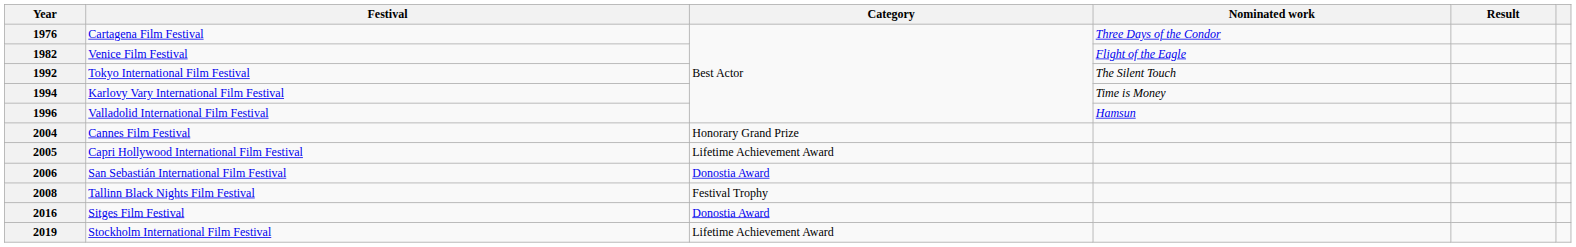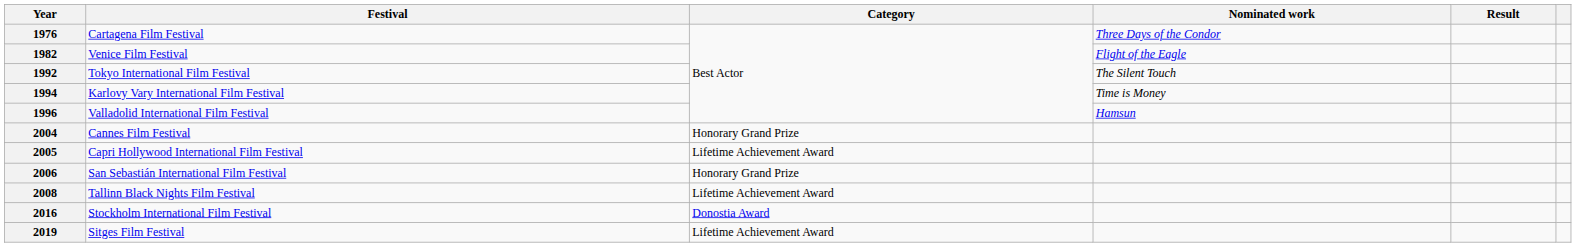(731, 172) Donostia Award -> (746, 172) Honorary Grand Prize
(730, 192) Festival Trophy -> (763, 192) Lifetime Achievement Award
(136, 212) Sitges Film Festival -> (180, 212) Stockholm International Film Festival
(180, 232) Stockholm International Film Festival -> (136, 232) Sitges Film Festival
